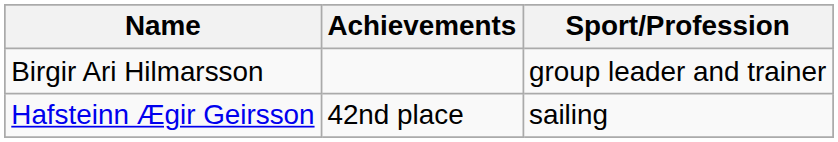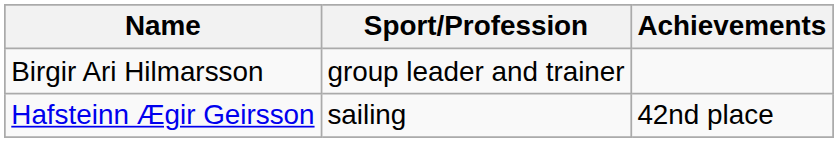columns swapped: (678, 26) <-> (422, 26)
